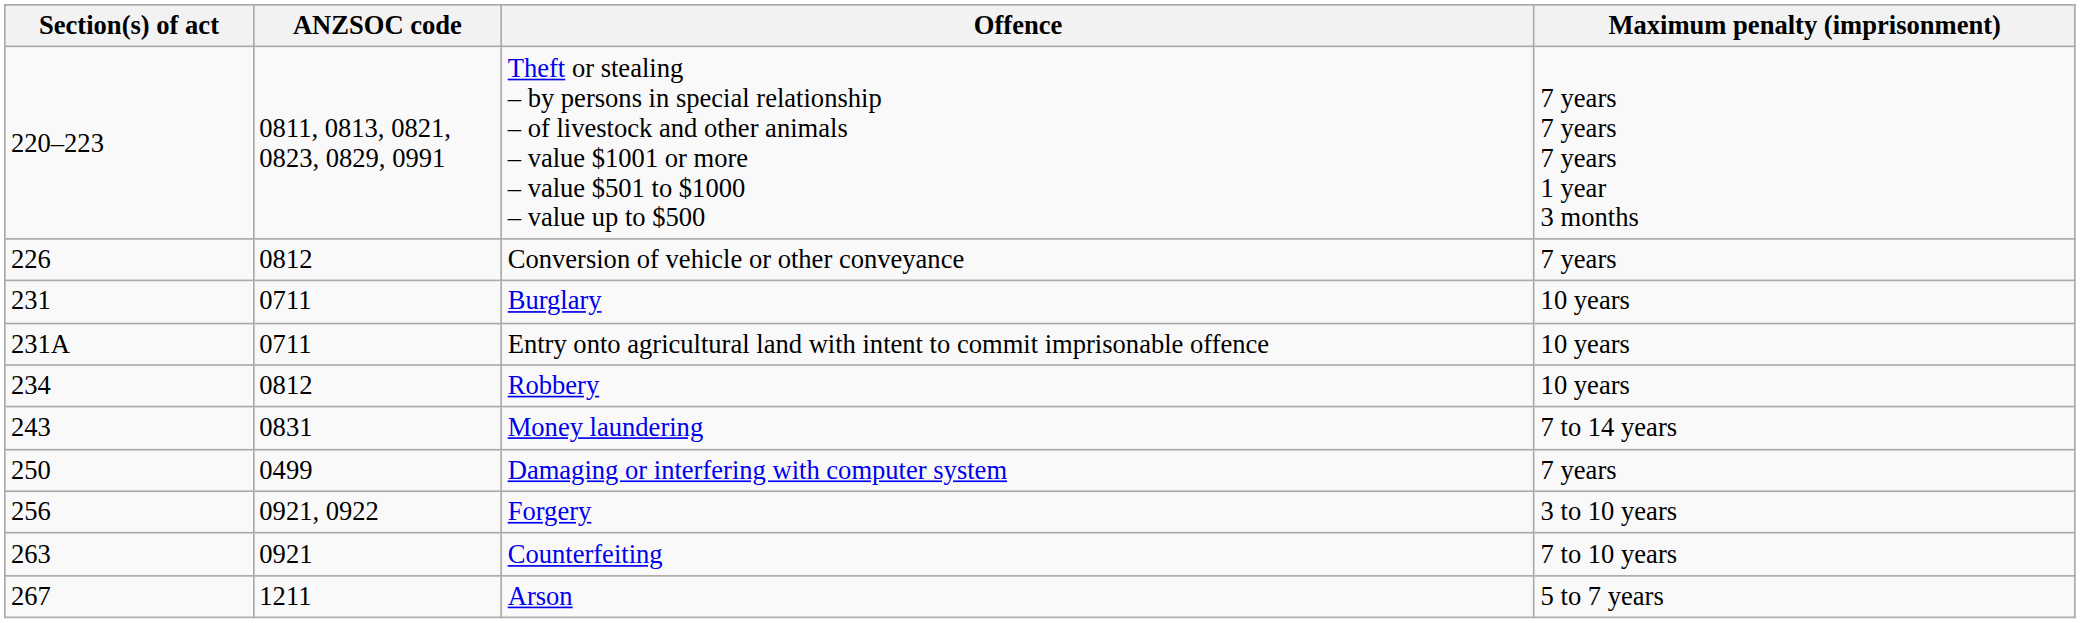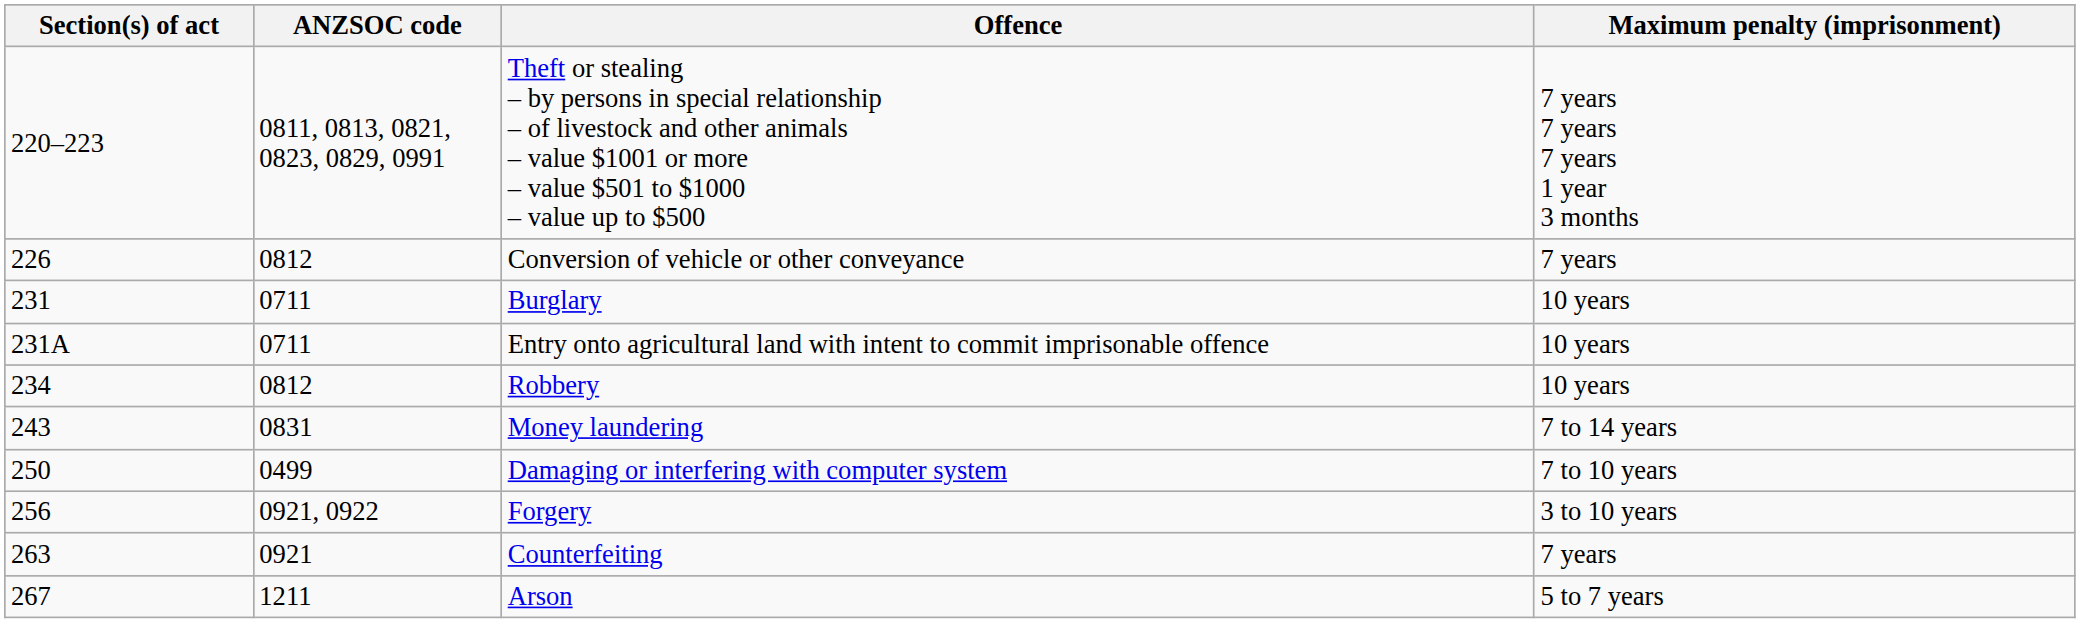(1579, 469) 7 years -> (1609, 469) 7 to 10 years
(1609, 554) 7 to 10 years -> (1579, 554) 7 years
